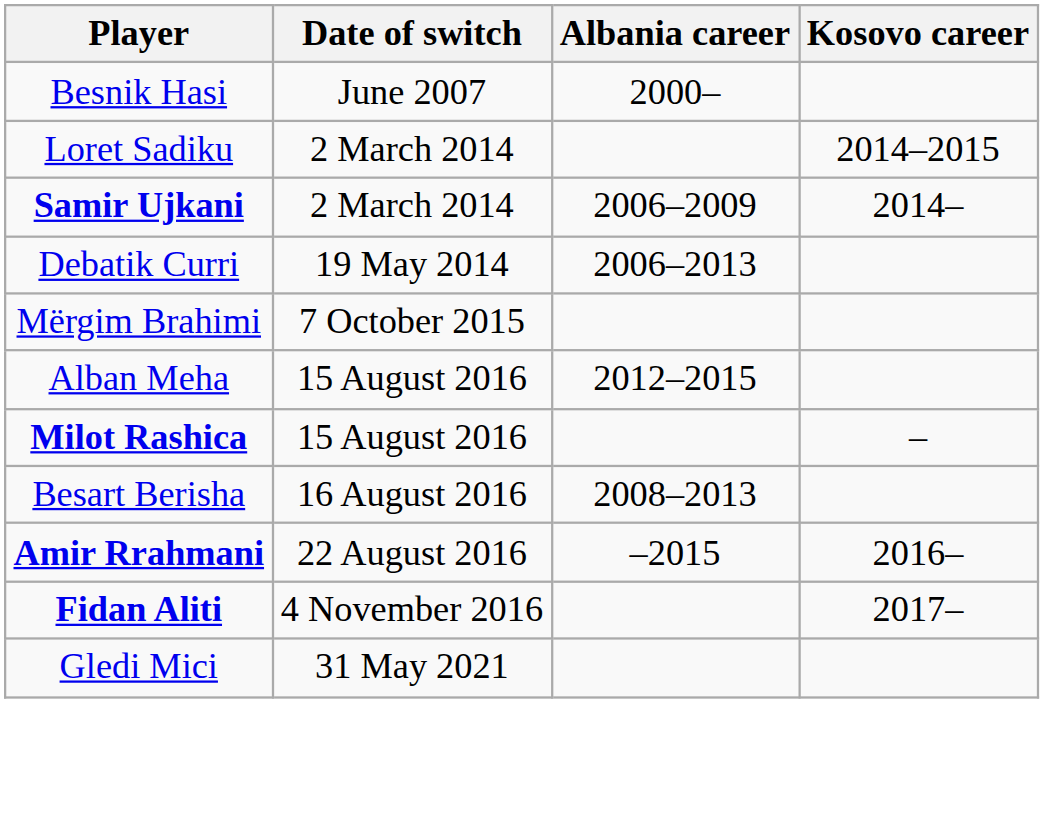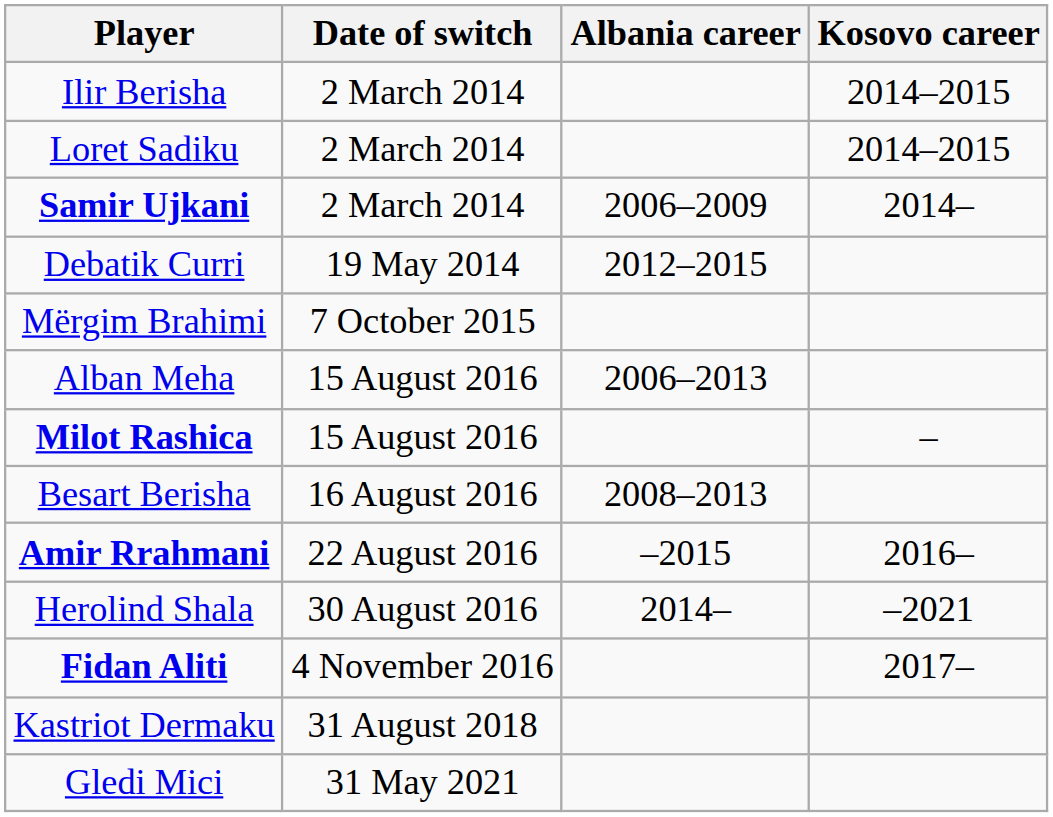- row: (139, 90)
+ row: (144, 90)
(675, 263) 2006–2013 -> (686, 263) 2012–2015
(675, 378) 2012–2015 -> (686, 378) 2006–2013
+ row: (144, 609)
+ row: (144, 724)
